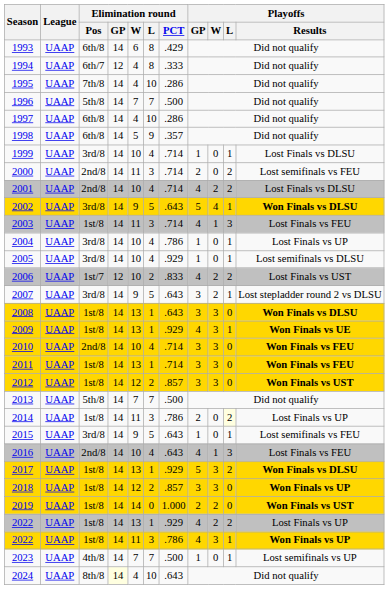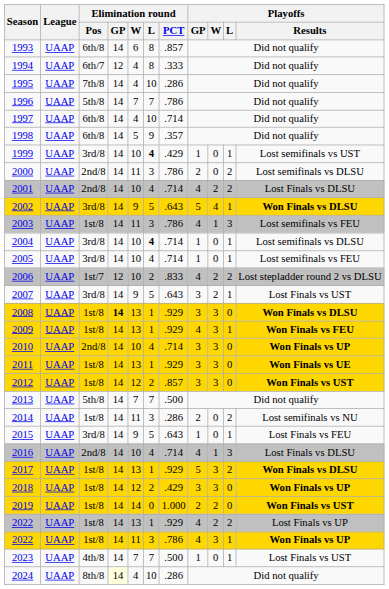(174, 48) .429 -> (174, 48) .857
(174, 101) .500 -> (174, 101) .786
(174, 119) .286 -> (174, 119) .714
(151, 154) normal -> (151, 154) bold
(174, 154) .714 -> (174, 154) .429
(310, 154) Lost Finals vs DLSU -> (310, 154) Lost semifinals vs UST
(174, 171) .714 -> (174, 171) .786
(310, 171) Lost semifinals vs FEU -> (310, 171) Lost semifinals vs DLSU
(174, 224) .714 -> (174, 224) .786
(310, 224) Lost Finals vs FEU -> (310, 224) Lost semifinals vs FEU
(151, 242) normal -> (151, 242) bold
(174, 242) .786 -> (174, 242) .714
(310, 242) Lost Finals vs UP -> (310, 242) Lost semifinals vs DLSU
(174, 259) .929 -> (174, 259) .714
(310, 259) Lost semifinals vs DLSU -> (310, 259) Lost semifinals vs FEU
(310, 277) Lost Finals vs UST -> (310, 277) Lost stepladder round 2 vs DLSU
(310, 294) Lost stepladder round 2 vs DLSU -> (310, 294) Lost Finals vs UST
(118, 312) normal -> (118, 312) bold
(174, 312) .643 -> (174, 312) .929
(310, 330) Won Finals vs UE -> (310, 330) Won Finals vs FEU
(310, 347) Won Finals vs FEU -> (310, 347) Won Finals vs UP
(174, 365) .714 -> (174, 365) .929
(310, 365) Won Finals vs FEU -> (310, 365) Won Finals vs UE
(174, 417) .786 -> (174, 417) .286
(230, 417) lightyellow background -> (230, 417) no background
(310, 417) Lost Finals vs UP -> (310, 417) Lost semifinals vs NU
(310, 435) Lost semifinals vs FEU -> (310, 435) Lost Finals vs FEU
(174, 453) .643 -> (174, 453) .714
(310, 453) Lost Finals vs FEU -> (310, 453) Lost Finals vs DLSU
(174, 488) .857 -> (174, 488) .429
(310, 558) Lost semifinals vs UP -> (310, 558) Lost Finals vs UST
(174, 576) .643 -> (174, 576) .286
